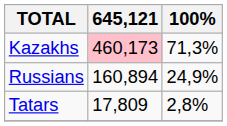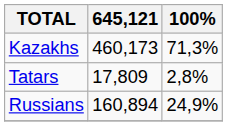(125, 47) pink background -> (125, 47) no background
rows swapped: (46, 76) <-> (34, 105)
